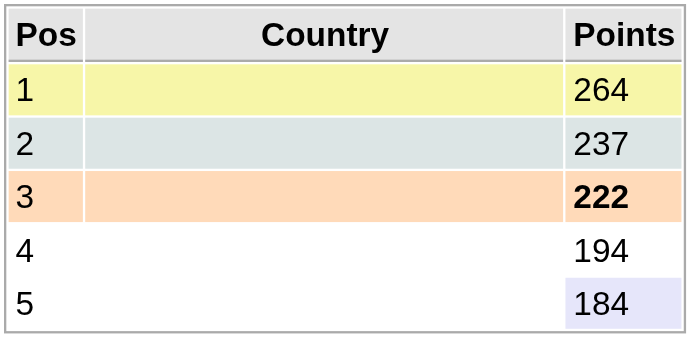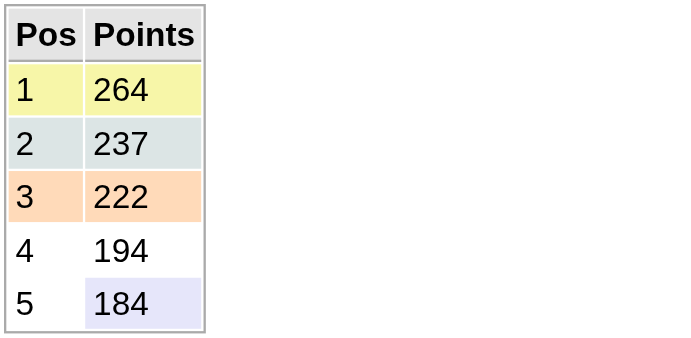- column: (325, 34)
(601, 197) bold -> (121, 197) normal
